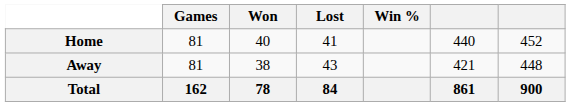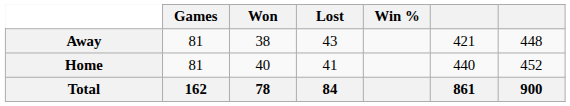rows swapped: (84, 40) <-> (84, 65)
